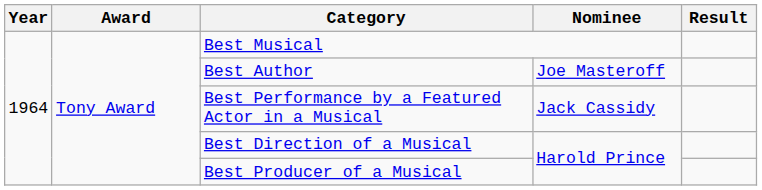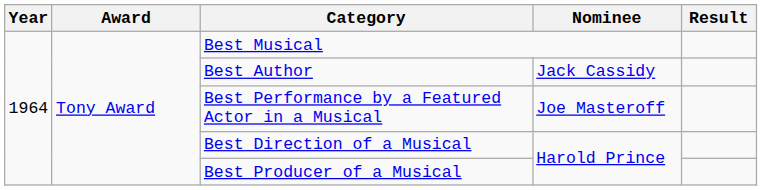(601, 72) Joe Masteroff -> (596, 72) Jack Cassidy
(596, 108) Jack Cassidy -> (601, 108) Joe Masteroff
